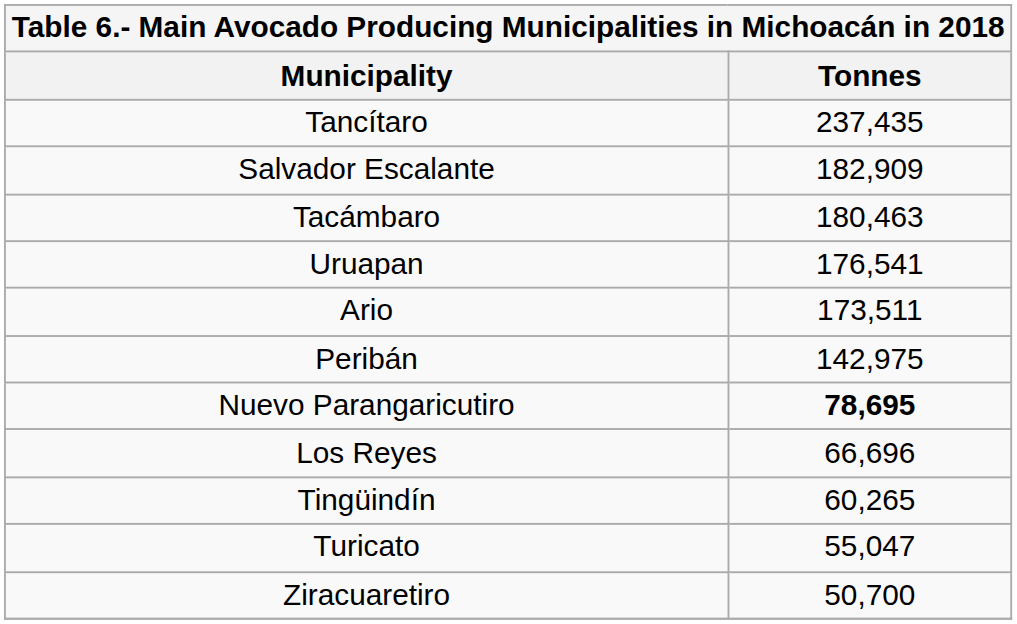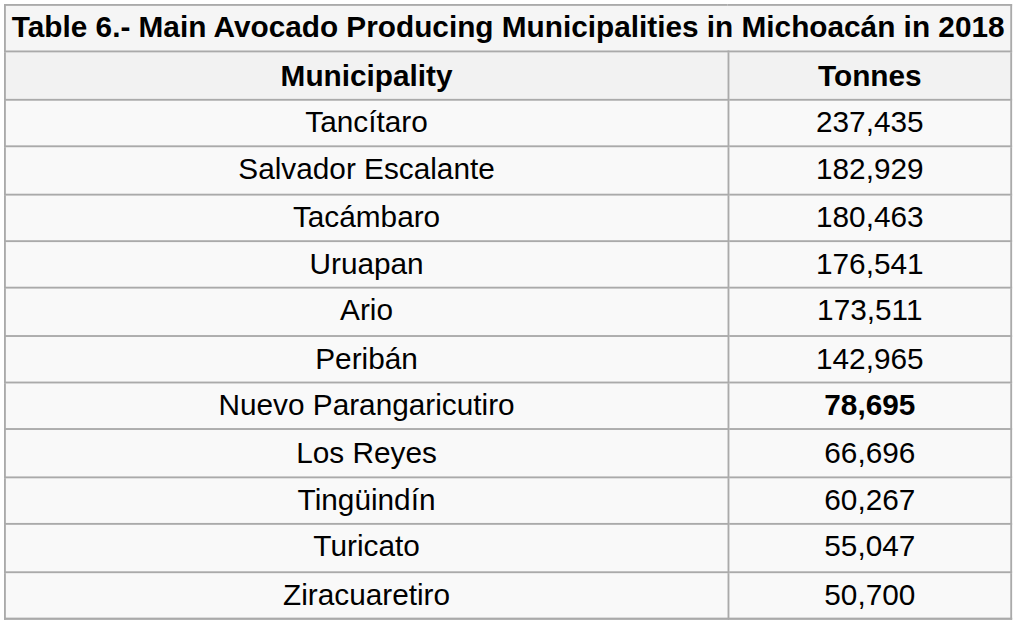(870, 169) 182,909 -> (870, 169) 182,929
(870, 358) 142,975 -> (870, 358) 142,965
(870, 500) 60,265 -> (870, 500) 60,267
